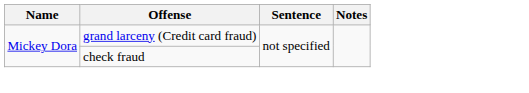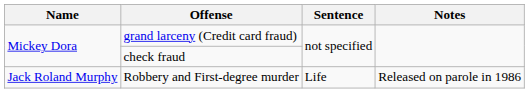+ row: (211, 77)
